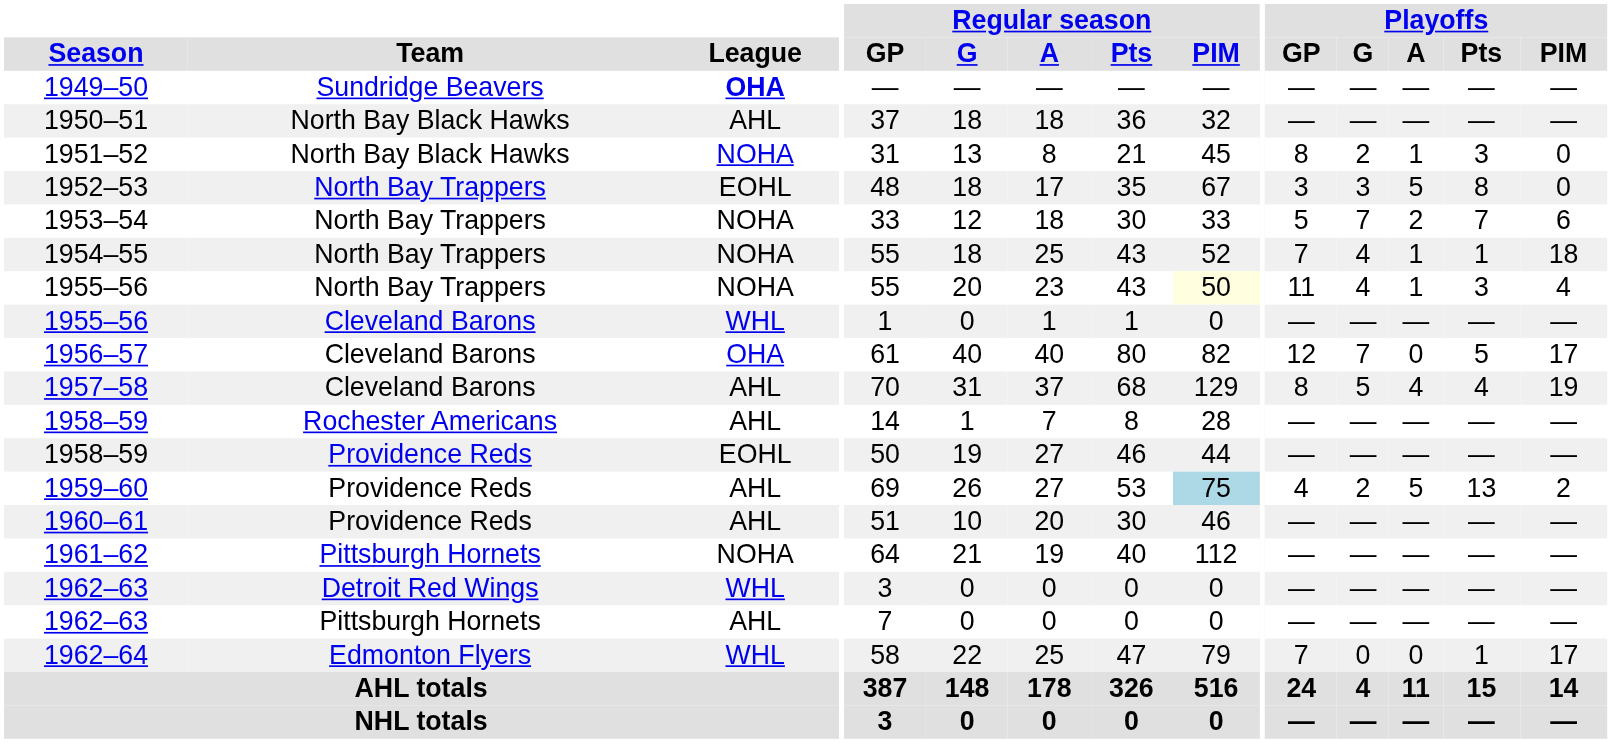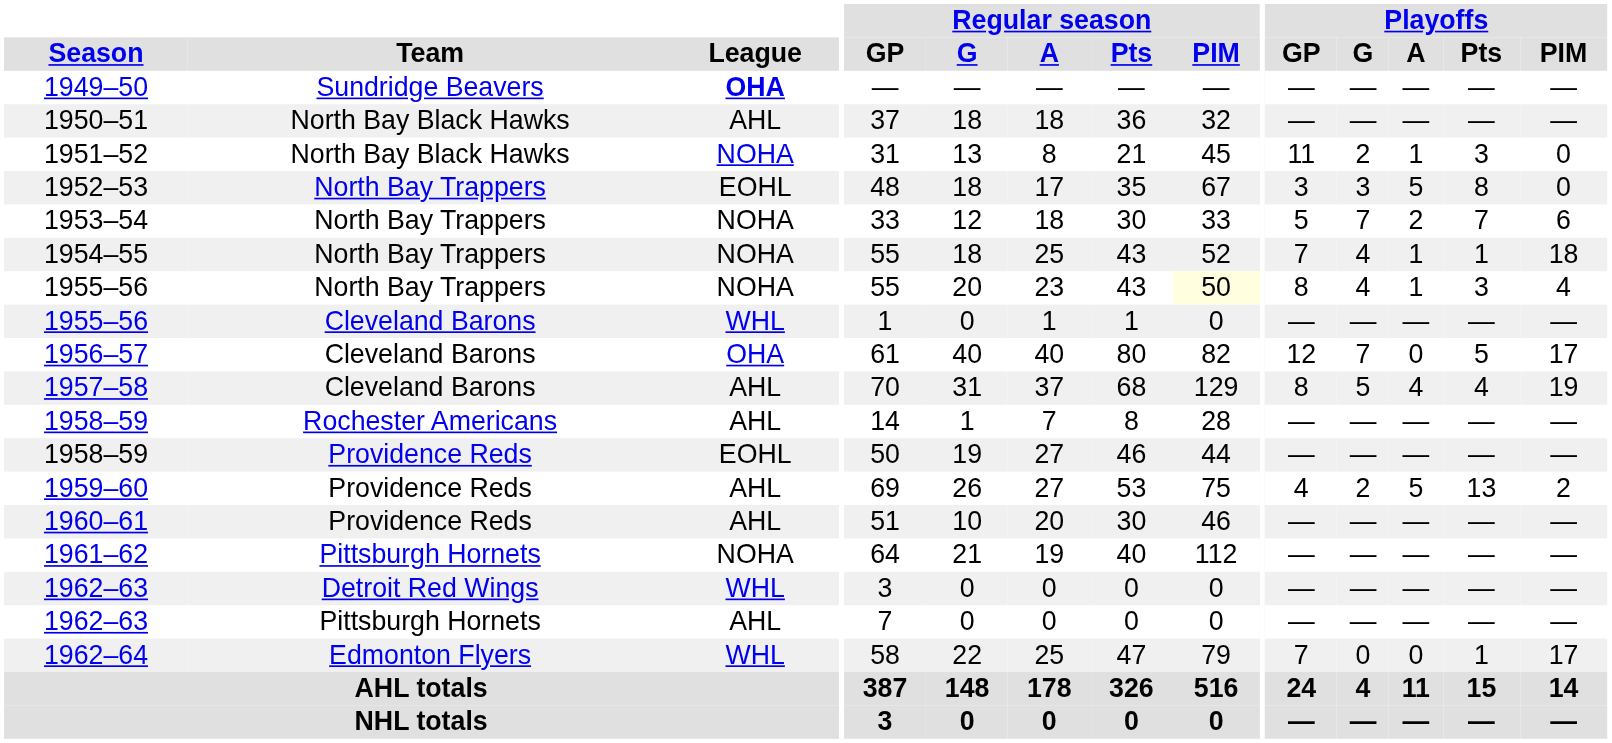(1301, 153) 8 -> (1301, 153) 11
(1301, 287) 11 -> (1301, 287) 8
(1216, 487) lightblue background -> (1216, 487) no background
